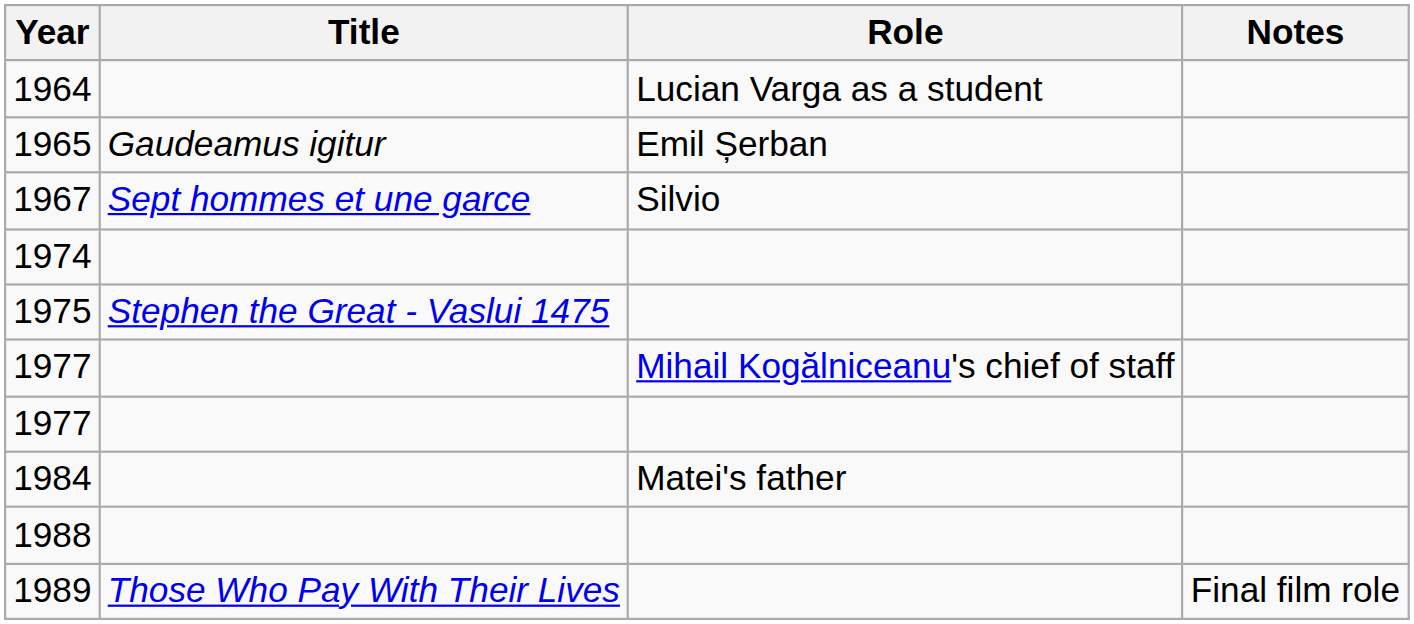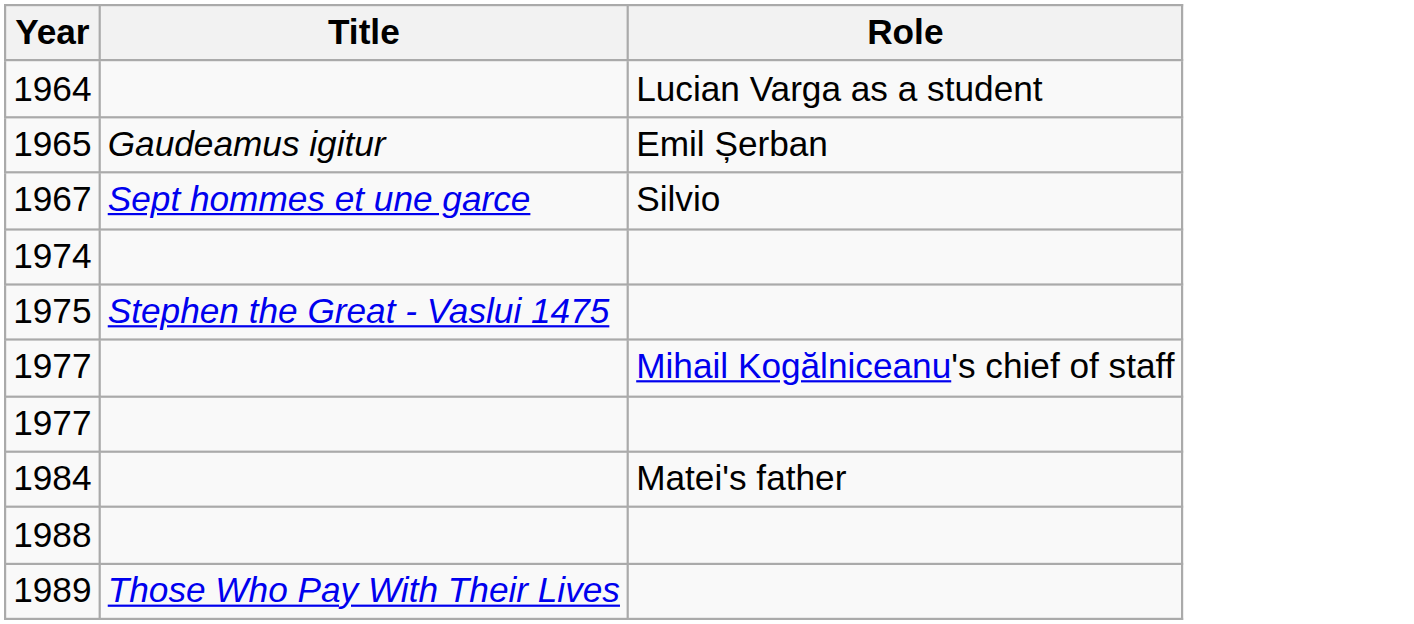- column: (1295, 32)
